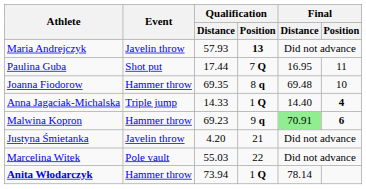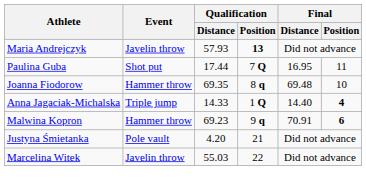(300, 121) lightgreen background -> (300, 121) no background
(155, 139) Javelin throw -> (147, 139) Pole vault
(147, 157) Pole vault -> (155, 157) Javelin throw
- row: (50, 175)
